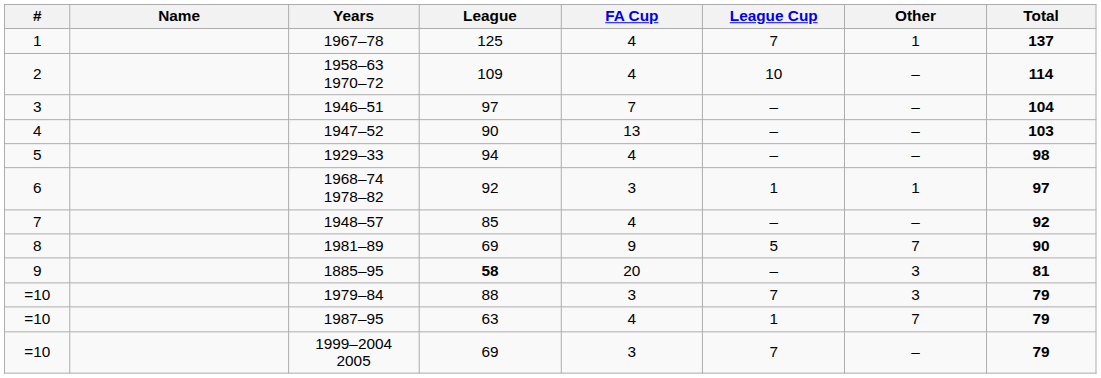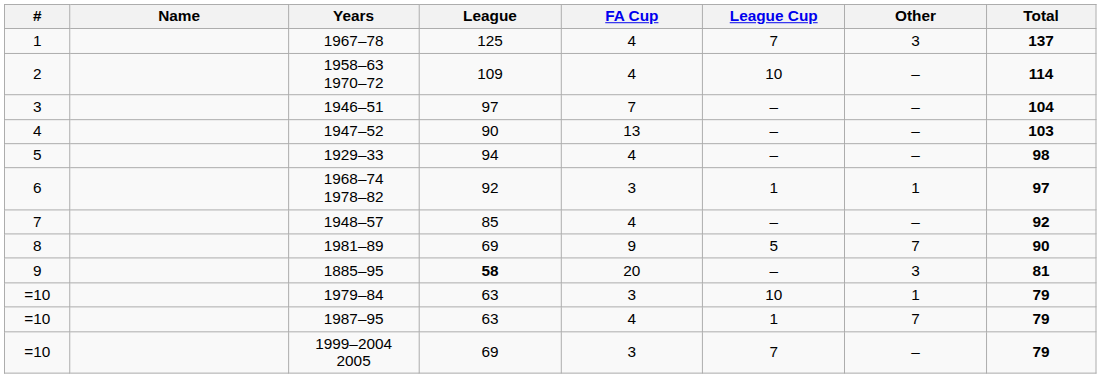(916, 41) 1 -> (916, 41) 3
(490, 294) 88 -> (490, 294) 63
(774, 294) 7 -> (774, 294) 10
(916, 294) 3 -> (916, 294) 1
